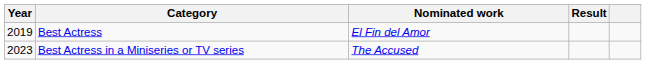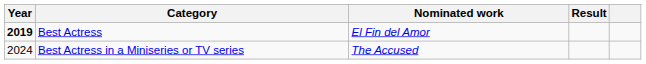(20, 31) normal -> (20, 31) bold
(20, 50) 2023 -> (20, 50) 2024
